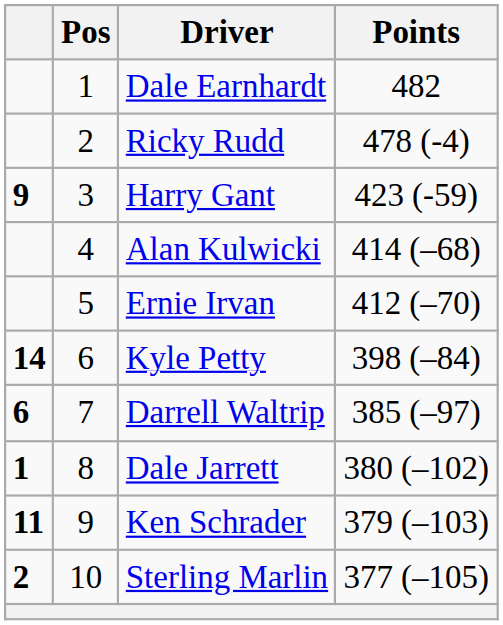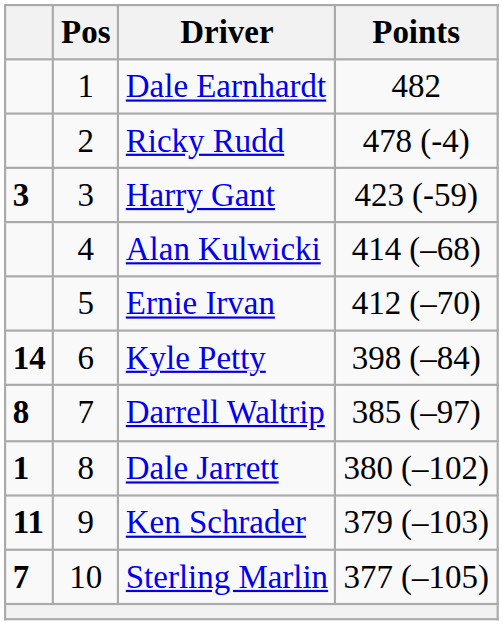(21, 195) 9 -> (21, 195) 3
(21, 412) 6 -> (21, 412) 8
(21, 575) 2 -> (21, 575) 7
